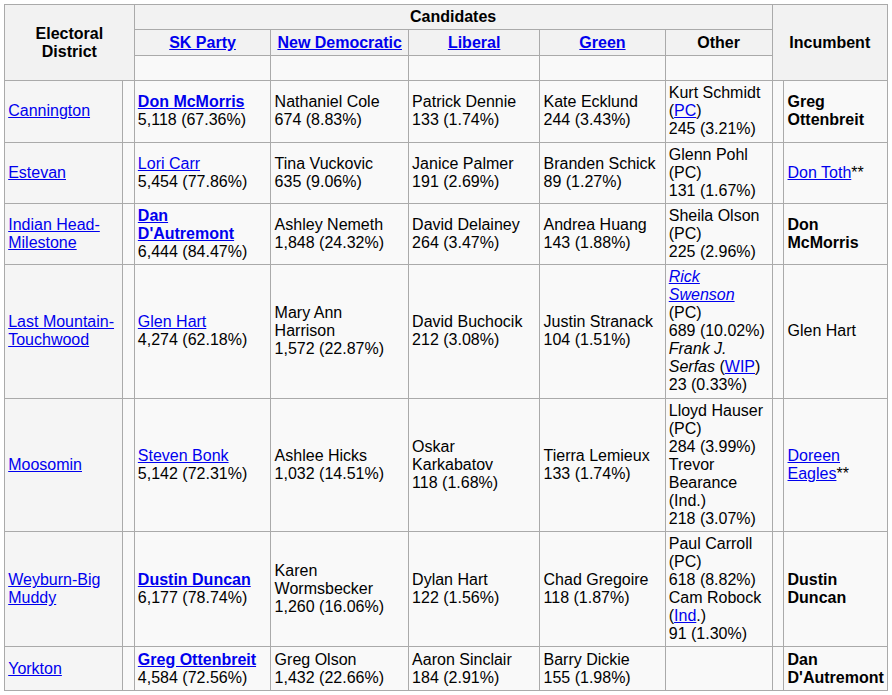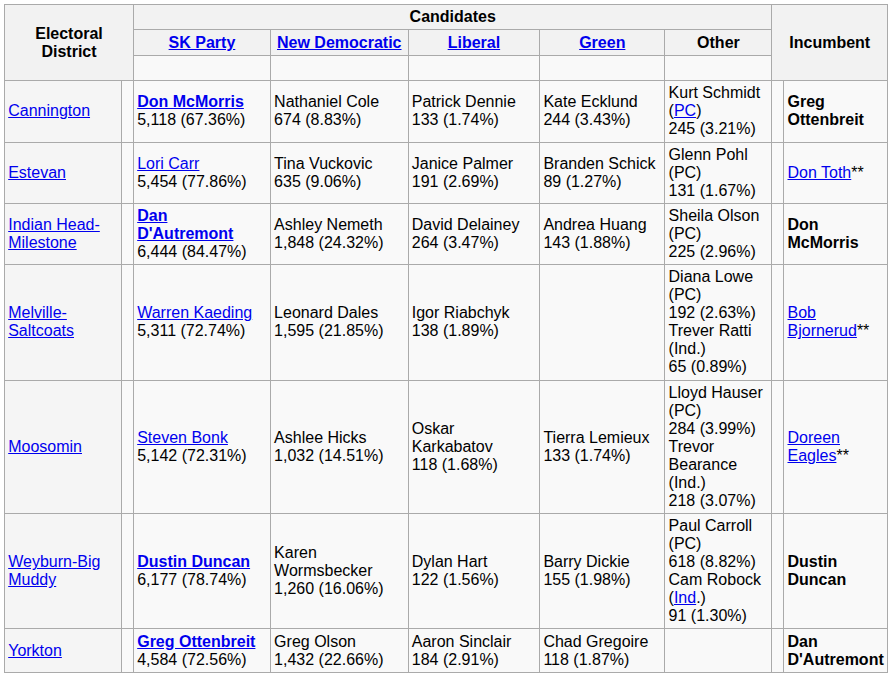- row: (61, 331)
+ row: (41, 322)
(596, 589) Chad Gregoire 118 (1.87%) -> (587, 571) Barry Dickie 155 (1.98%)
(587, 668) Barry Dickie 155 (1.98%) -> (596, 650) Chad Gregoire 118 (1.87%)
